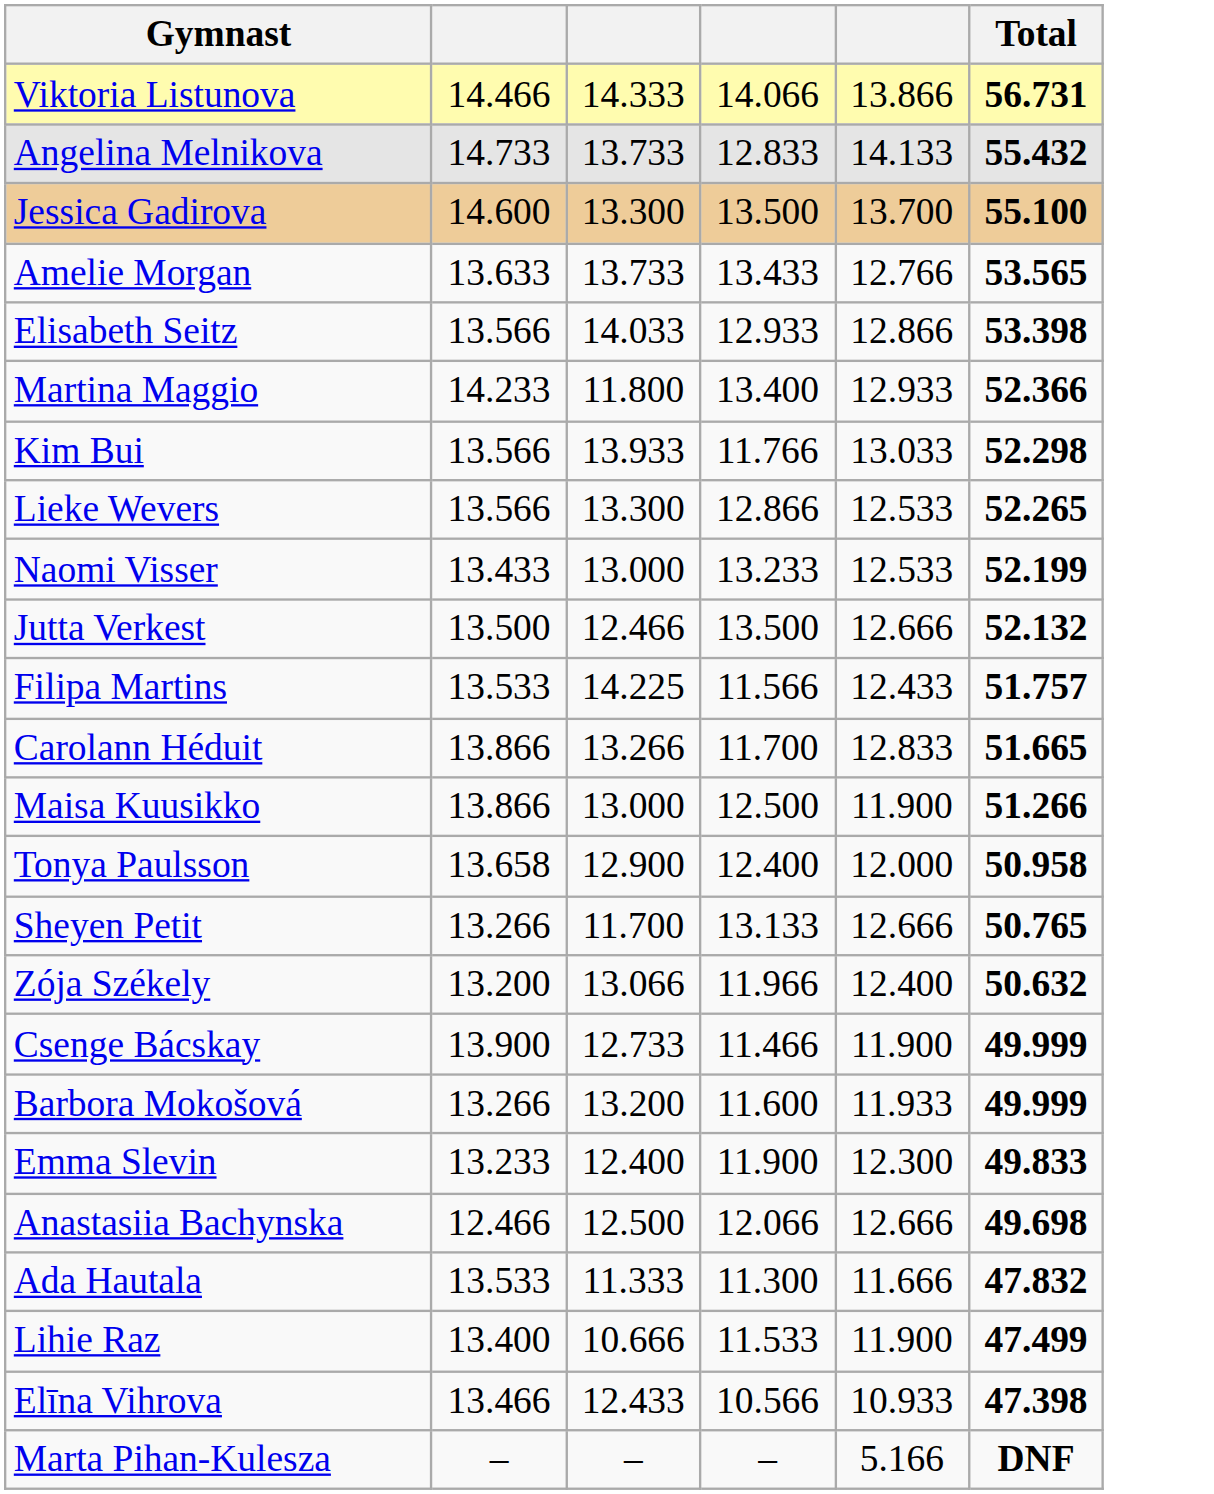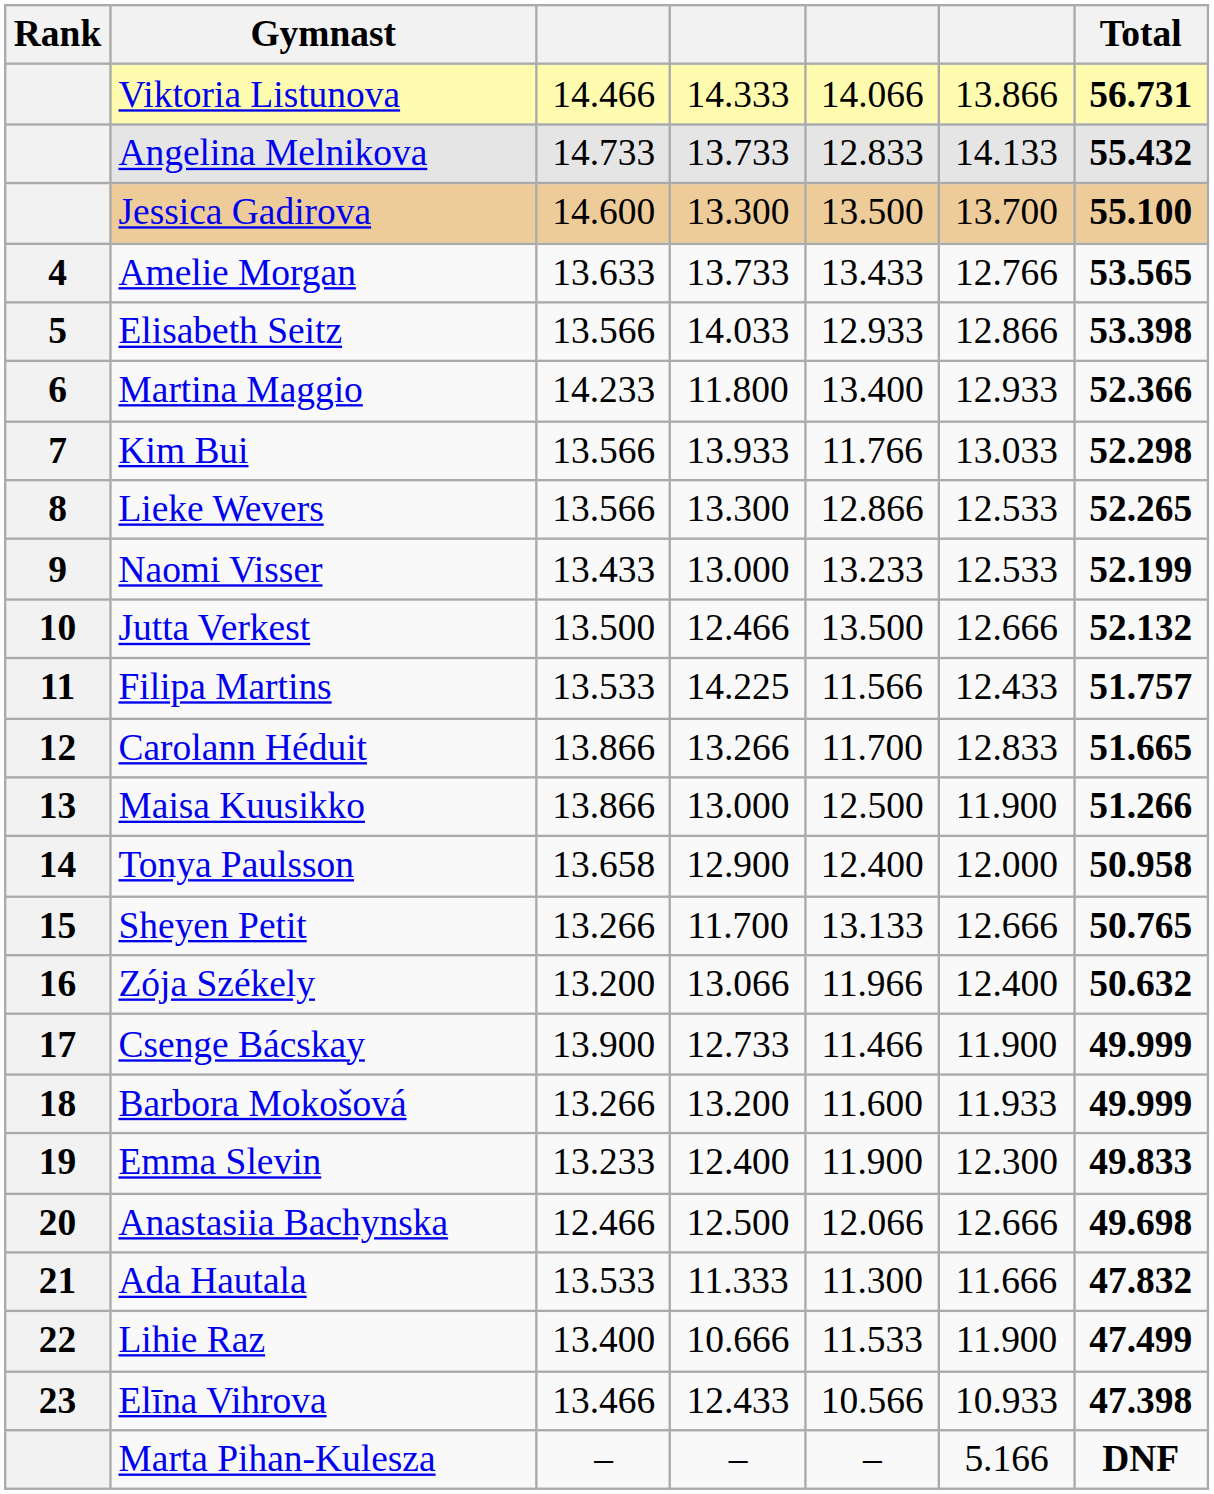+ column: (58, 34)
